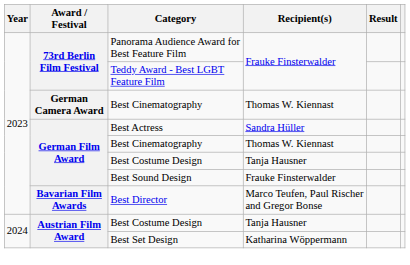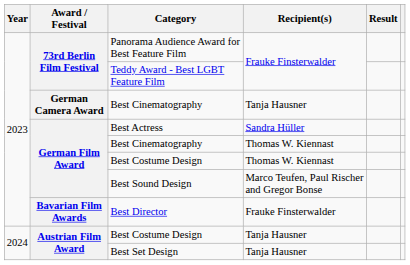(290, 104) Thomas W. Kiennast -> (276, 104) Tanja Hausner
(276, 160) Tanja Hausner -> (290, 160) Thomas W. Kiennast
(290, 177) Frauke Finsterwalder -> (304, 183) Marco Teufen, Paul Rischer and Gregor Bonse
(304, 200) Marco Teufen, Paul Rischer and Gregor Bonse -> (290, 212) Frauke Finsterwalder
(296, 239) Katharina Wöppermann -> (276, 251) Tanja Hausner
